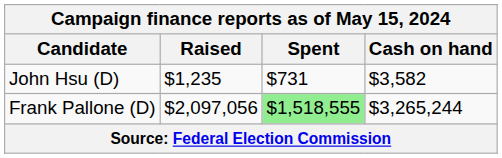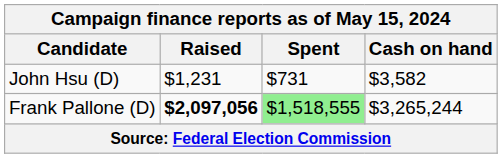(193, 78) $1,235 -> (193, 78) $1,231
(211, 108) normal -> (211, 108) bold
